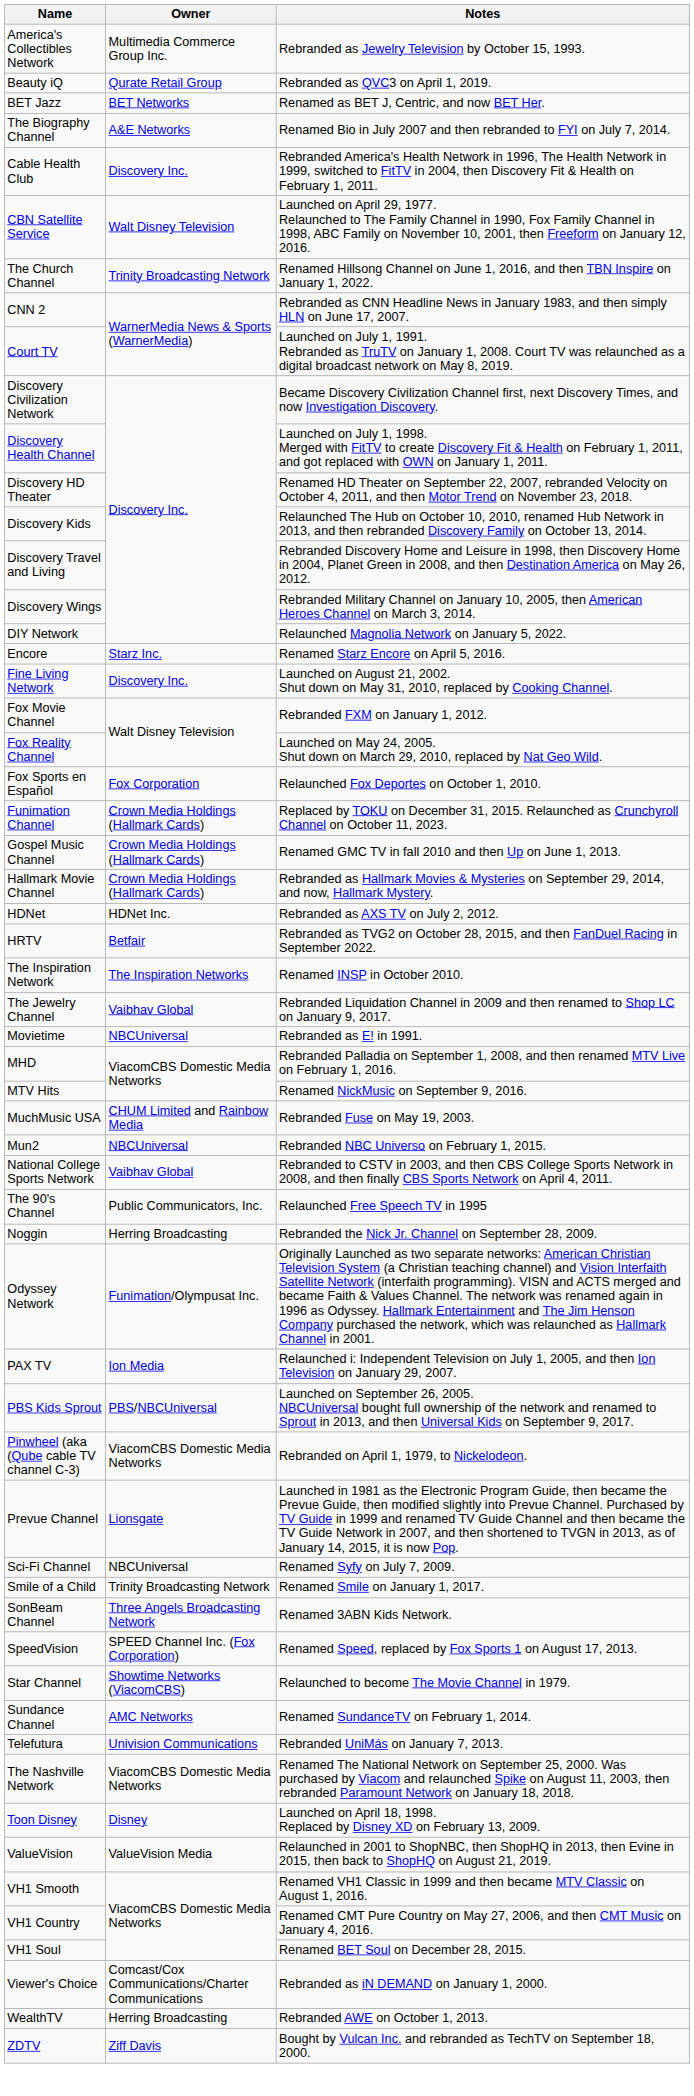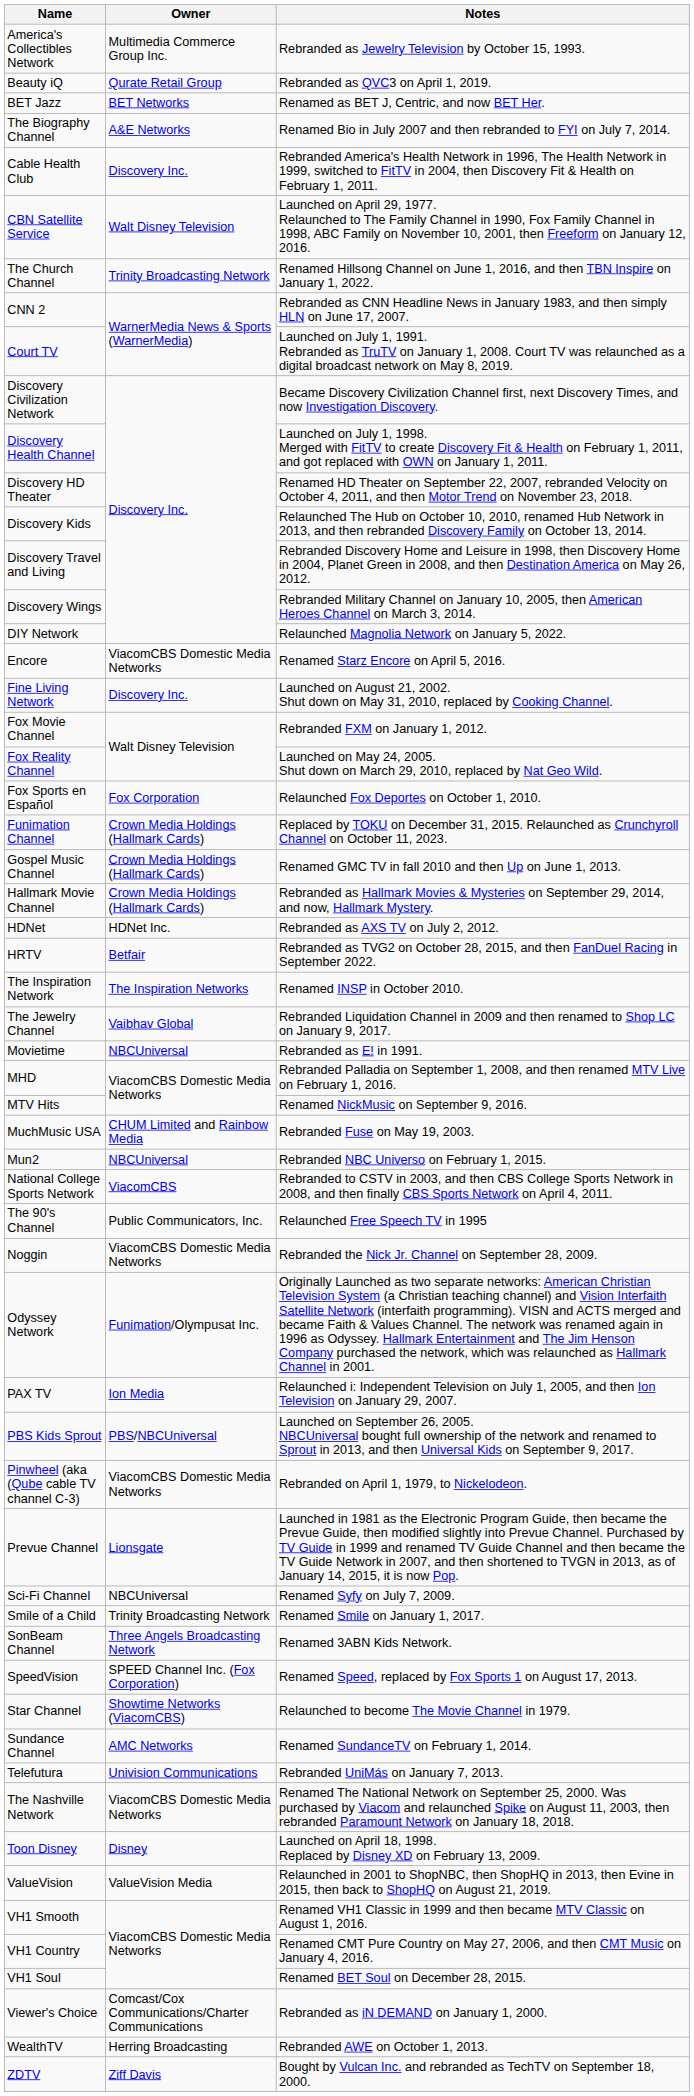(135, 653) Starz Inc. -> (190, 661) ViacomCBS Domestic Media Networks
(151, 1172) Vaibhav Global -> (143, 1186) ViacomCBS
(168, 1233) Herring Broadcasting -> (190, 1255) ViacomCBS Domestic Media Networks
